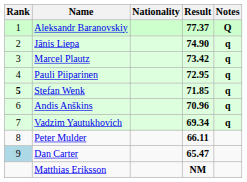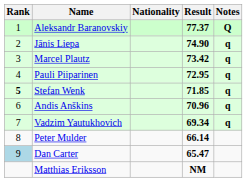(198, 138) 66.11 -> (198, 138) 66.14
